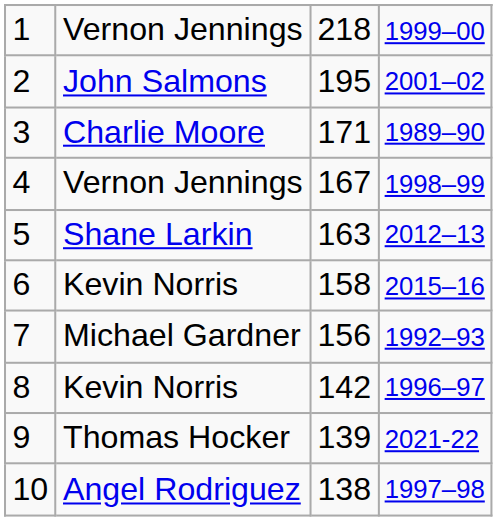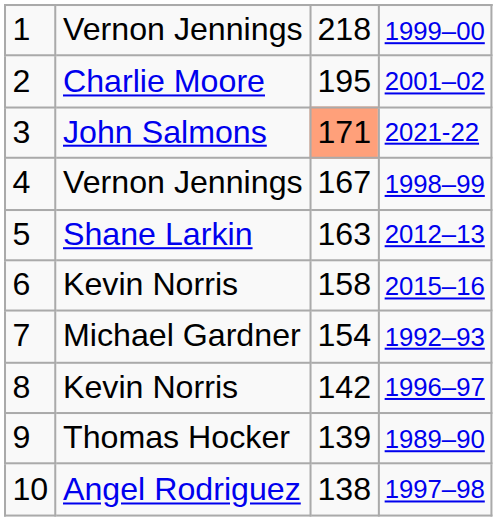(165, 81) John Salmons -> (164, 81) Charlie Moore
(164, 132) Charlie Moore -> (165, 132) John Salmons
(344, 132) no background -> (344, 132) lightsalmon background
(435, 133) 1989–90 -> (432, 133) 2021-22
(344, 336) 156 -> (344, 336) 154
(432, 439) 2021-22 -> (435, 439) 1989–90
